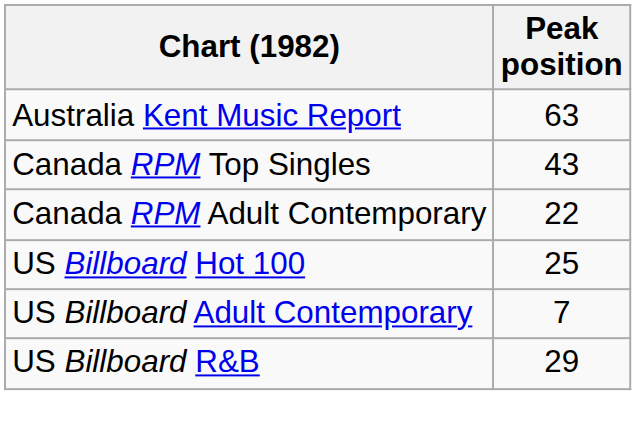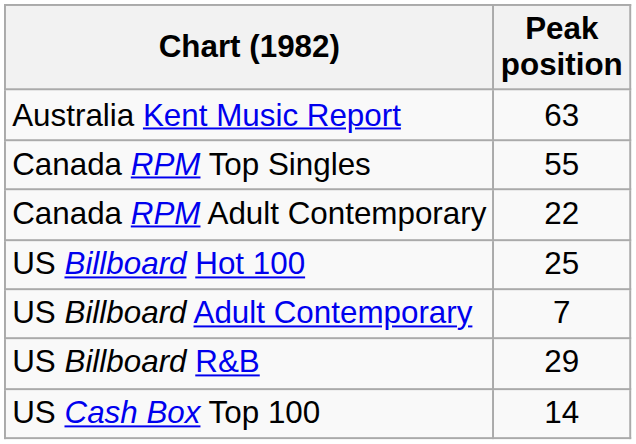(562, 164) 43 -> (562, 164) 55
+ row: (166, 412)
